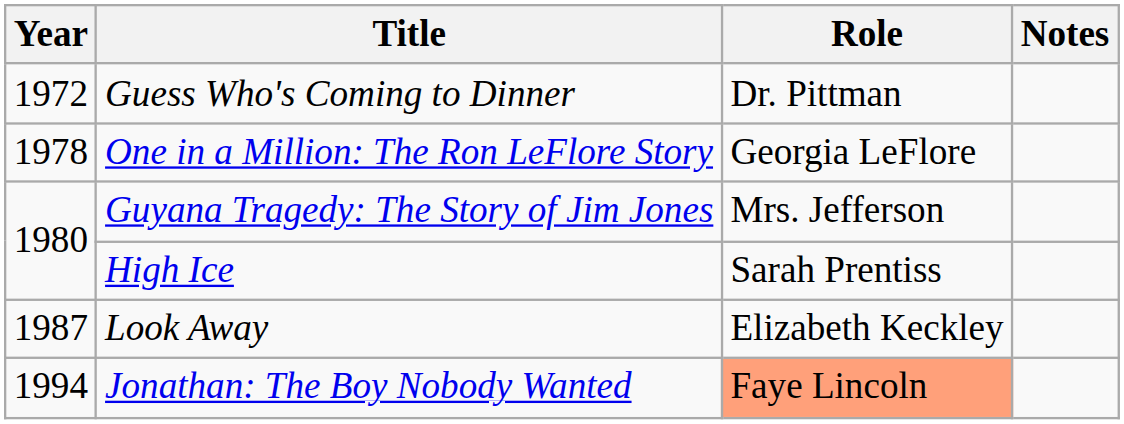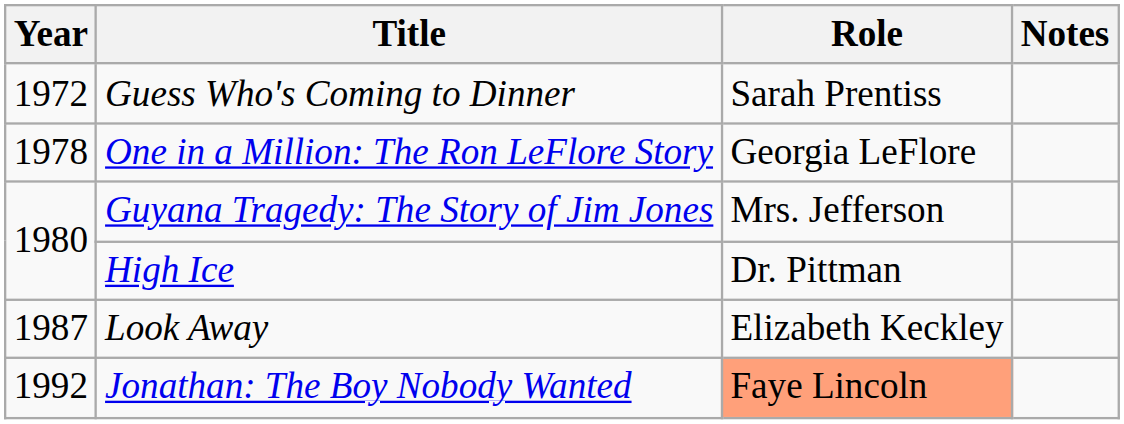(816, 92) Dr. Pittman -> (836, 92) Sarah Prentiss
(836, 269) Sarah Prentiss -> (816, 269) Dr. Pittman
(51, 387) 1994 -> (51, 387) 1992
